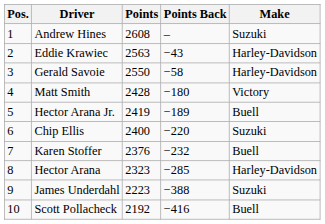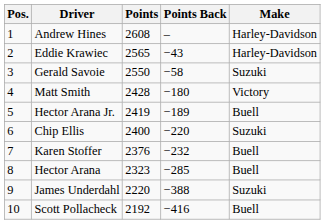(249, 33) Suzuki -> (275, 33) Harley-Davidson
(138, 53) 2563 -> (138, 53) 2565
(275, 72) Harley-Davidson -> (249, 72) Suzuki
(275, 170) Harley-Davidson -> (246, 170) Buell
(138, 190) 2223 -> (138, 190) 2220
